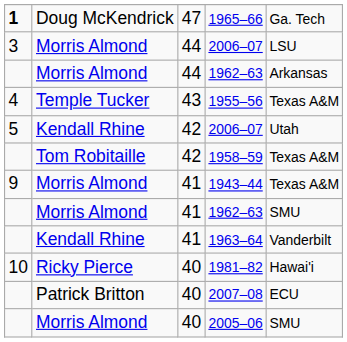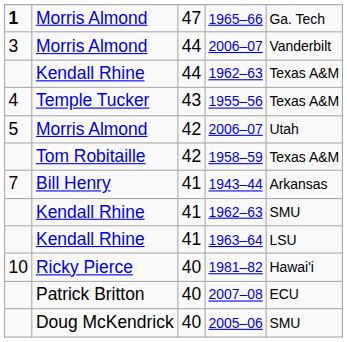(105, 18) Doug McKendrick -> (92, 18) Morris Almond
(283, 46) LSU -> (300, 46) Vanderbilt
(92, 73) Morris Almond -> (90, 73) Kendall Rhine
(298, 74) Arkansas -> (304, 74) Texas A&M
(90, 128) Kendall Rhine -> (92, 128) Morris Almond
(13, 184) 9 -> (13, 184) 7
(92, 184) Morris Almond -> (73, 184) Bill Henry
(304, 184) Texas A&M -> (298, 184) Arkansas
(92, 211) Morris Almond -> (90, 211) Kendall Rhine
(300, 240) Vanderbilt -> (283, 240) LSU
(92, 322) Morris Almond -> (105, 322) Doug McKendrick
